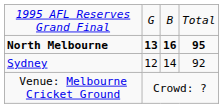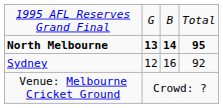(170, 45) 16 -> (170, 45) 14
(170, 63) 14 -> (170, 63) 16
